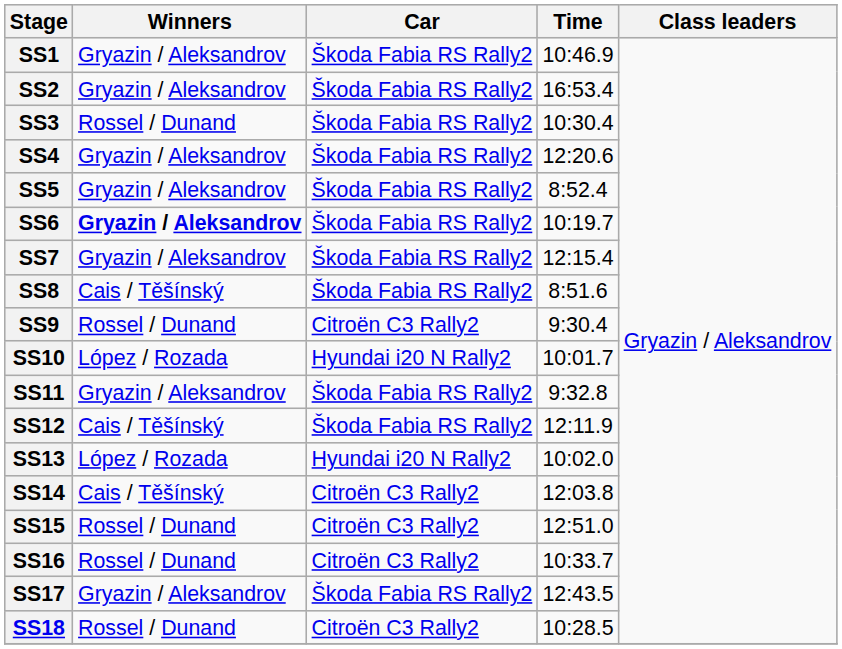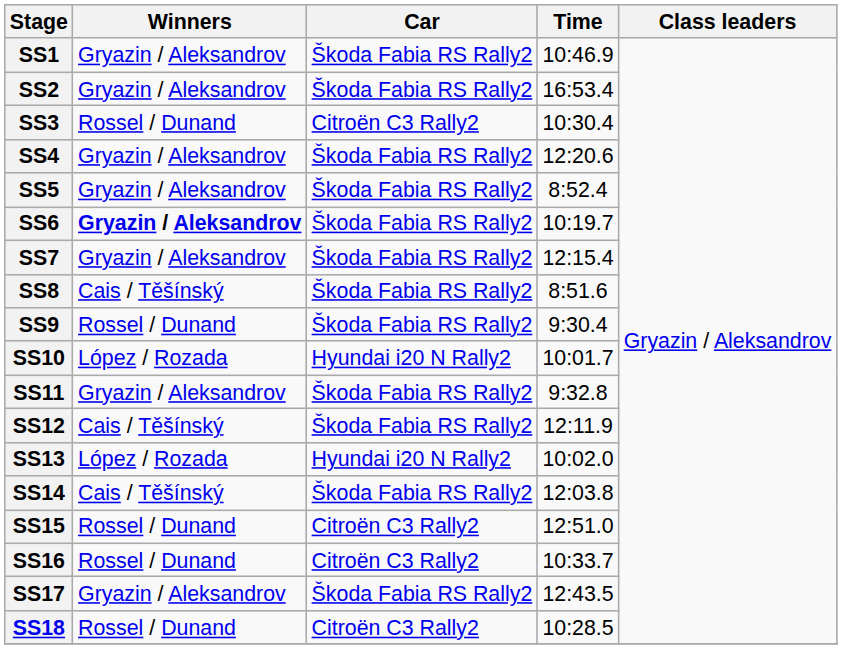(422, 122) Škoda Fabia RS Rally2 -> (395, 122) Citroën C3 Rally2
(395, 324) Citroën C3 Rally2 -> (422, 324) Škoda Fabia RS Rally2
(395, 492) Citroën C3 Rally2 -> (422, 492) Škoda Fabia RS Rally2
